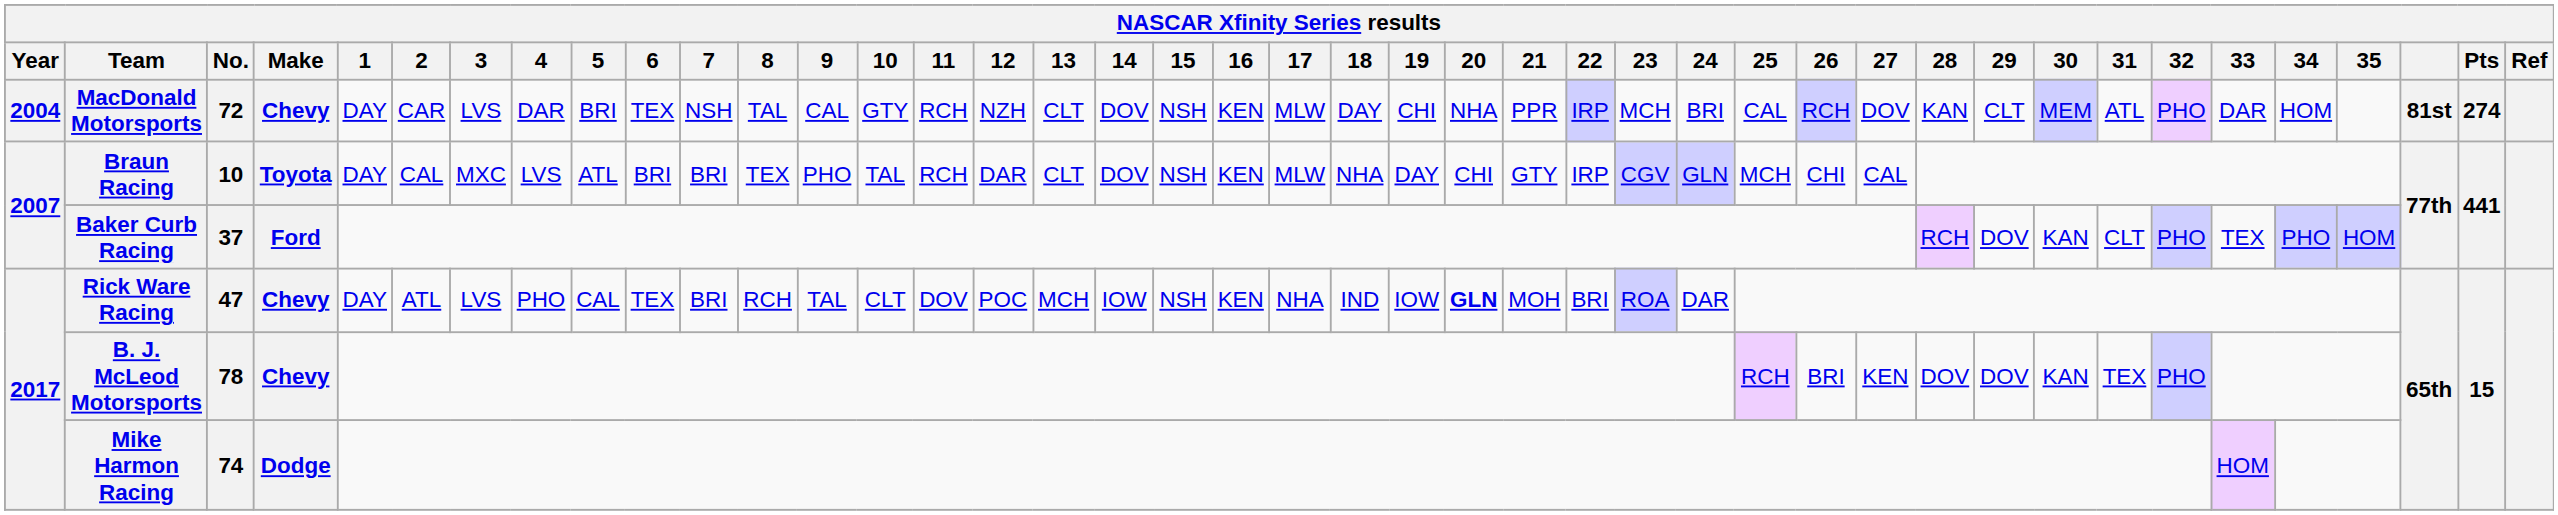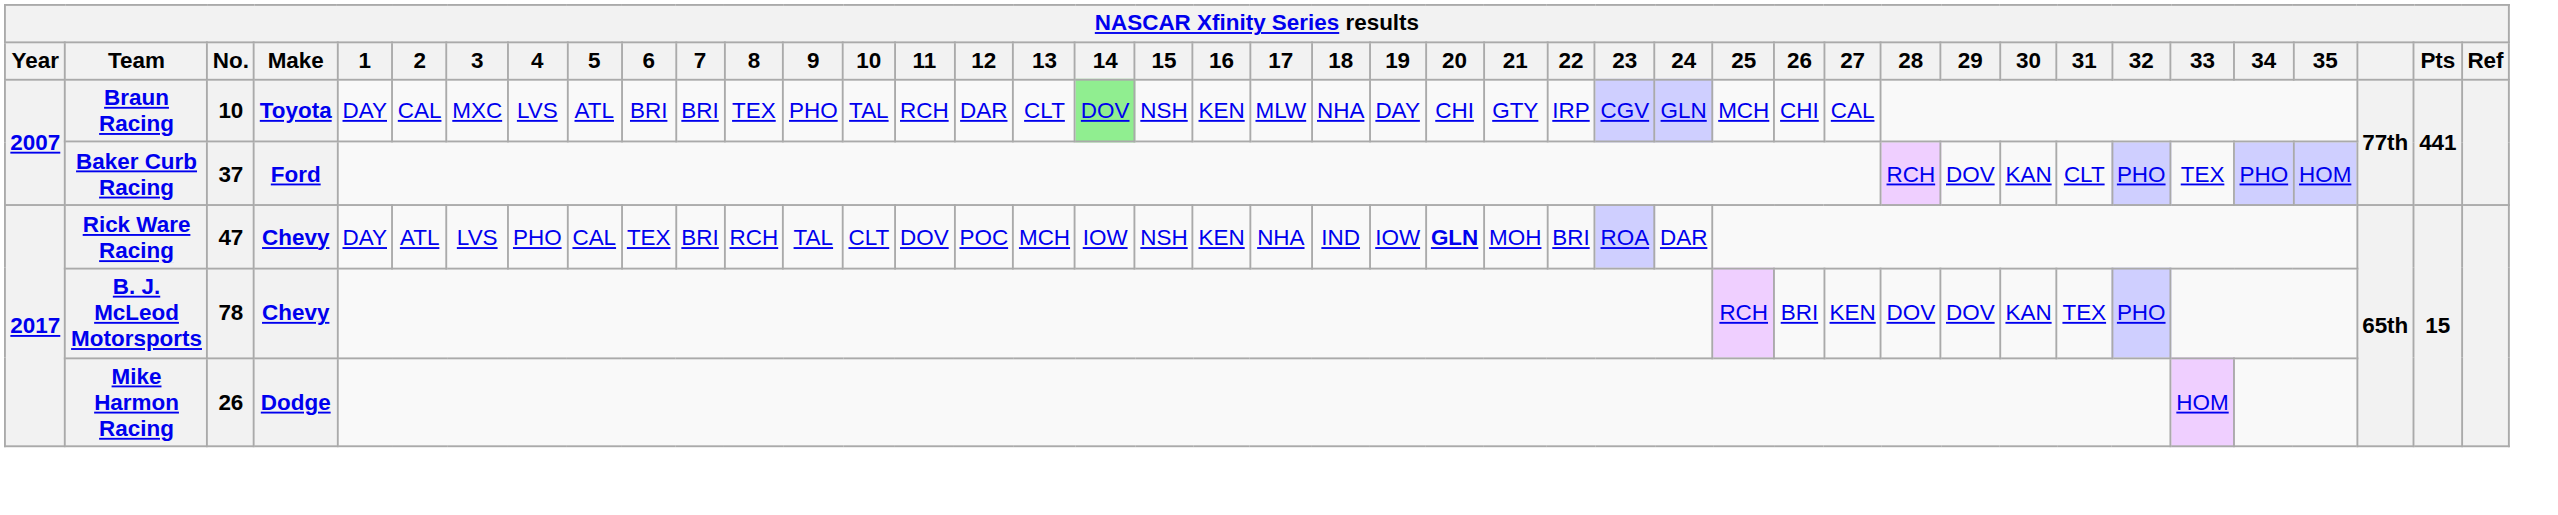- row: (137, 111)
(1124, 174) no background -> (1105, 111) lightgreen background
(231, 466) 74 -> (231, 402) 26
